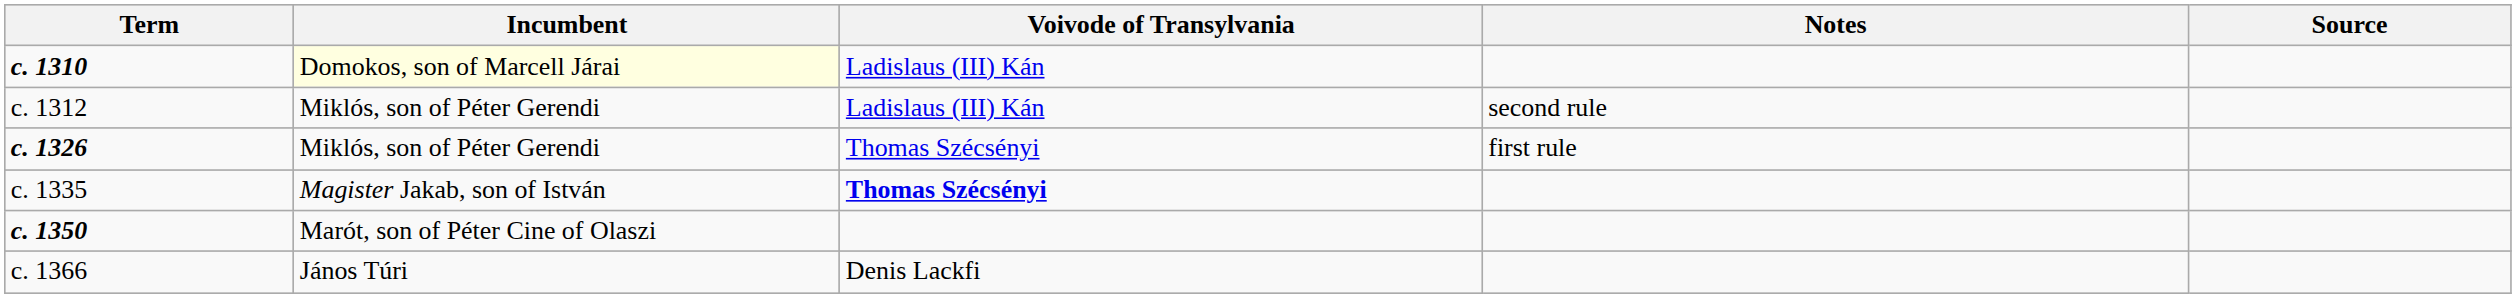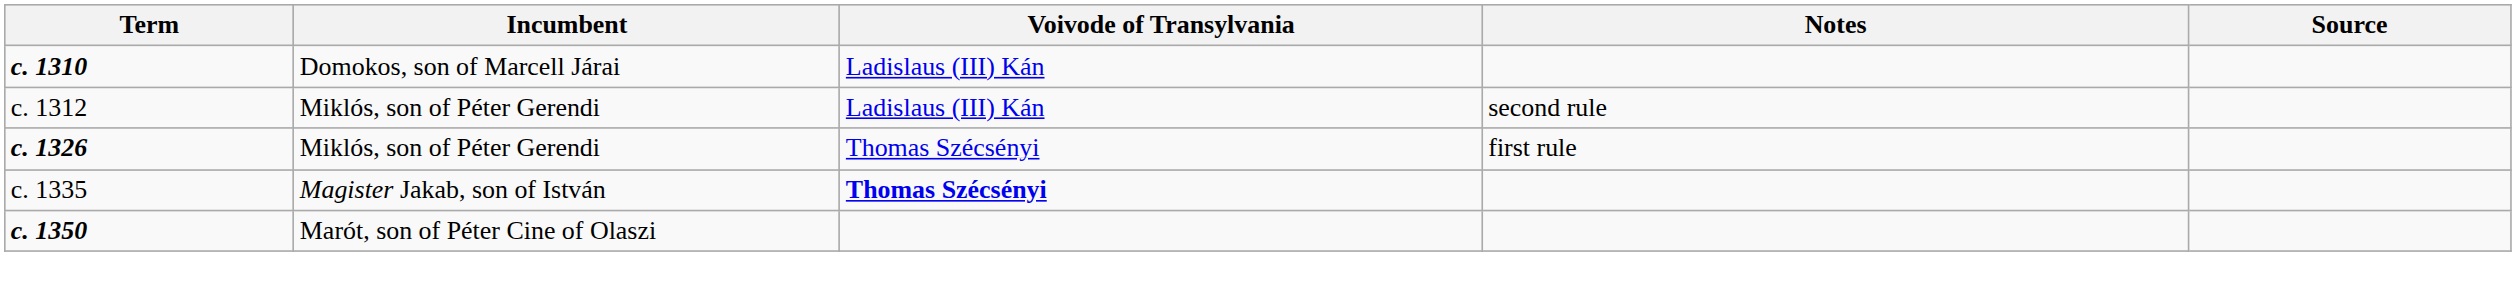(460, 66) lightyellow background -> (460, 66) no background
- row: (49, 271)
